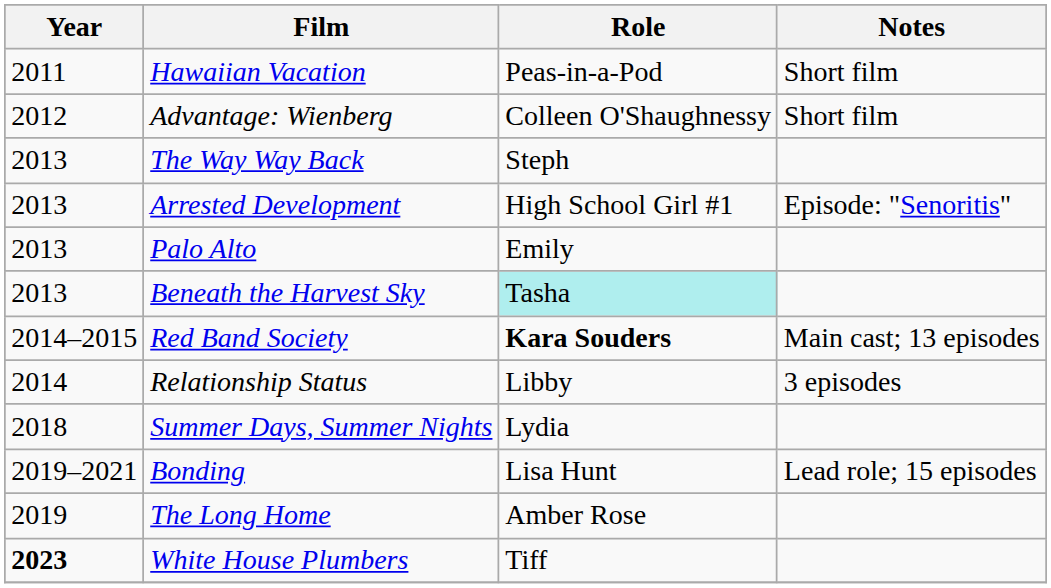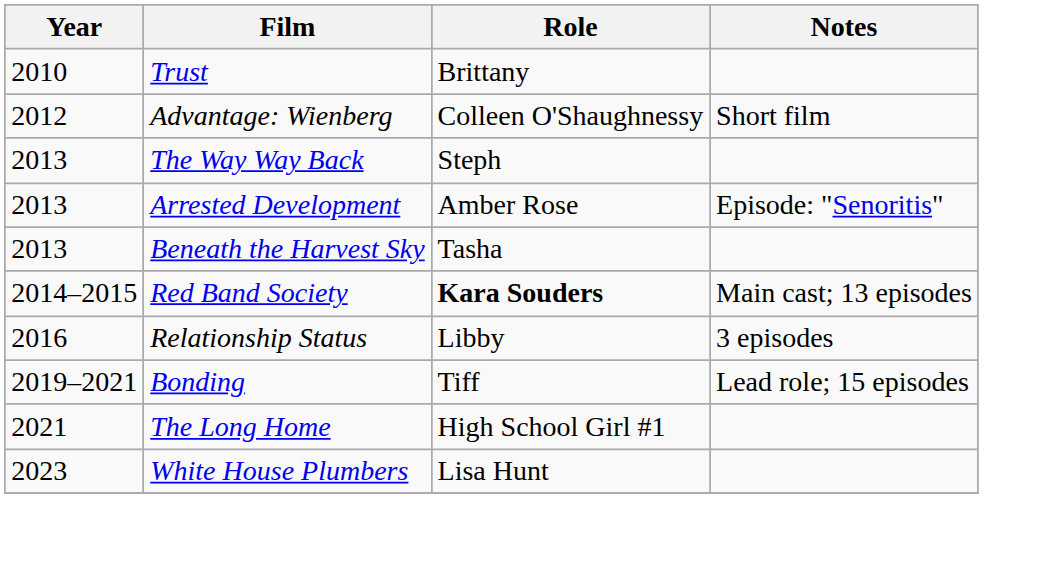+ row: (179, 71)
- row: (258, 71)
(619, 204) High School Girl #1 -> (508, 204) Amber Rose
- row: (203, 248)
(538, 293) paleturquoise background -> (470, 248) no background
(39, 381) 2014 -> (39, 337) 2016
- row: (321, 426)
(561, 470) Lisa Hunt -> (459, 381) Tiff
(39, 515) 2019 -> (39, 426) 2021
(576, 515) Amber Rose -> (552, 426) High School Girl #1
(39, 559) bold -> (39, 470) normal
(526, 559) Tiff -> (493, 470) Lisa Hunt
